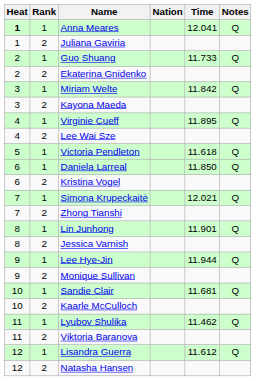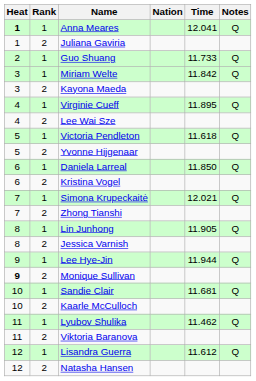- row: (103, 74)
+ row: (99, 151)
(202, 228) 11.901 -> (202, 228) 11.905
(17, 275) normal -> (17, 275) bold
